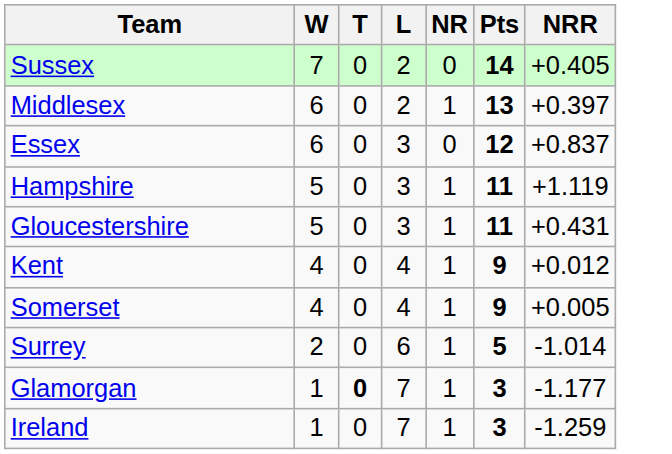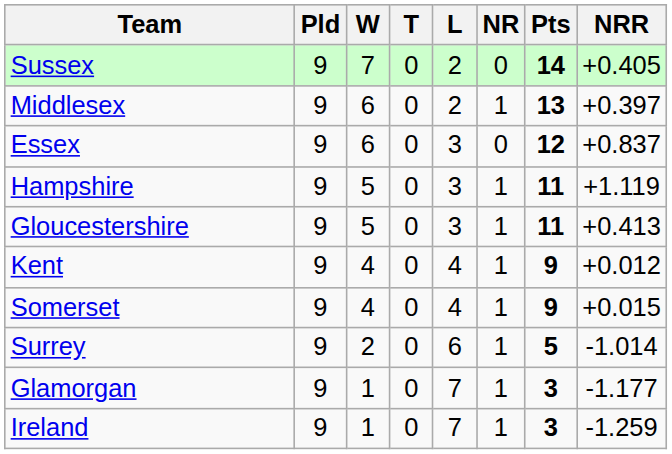+ column: (320, 24)
(570, 226) +0.431 -> (622, 226) +0.413
(570, 307) +0.005 -> (622, 307) +0.015
(360, 387) bold -> (411, 387) normal
